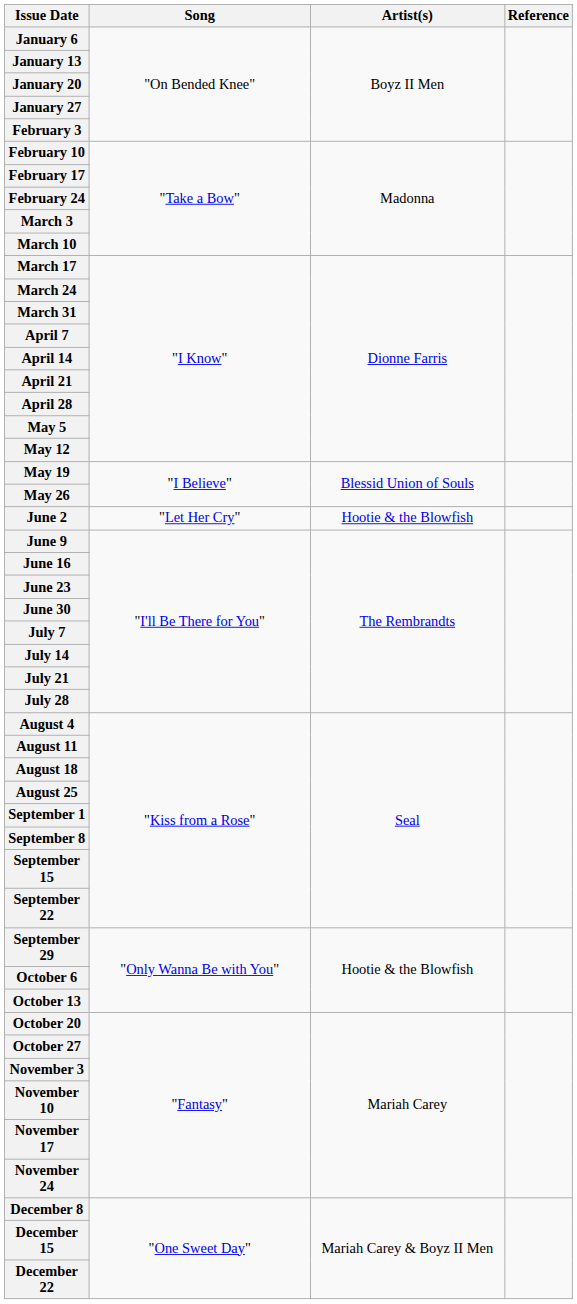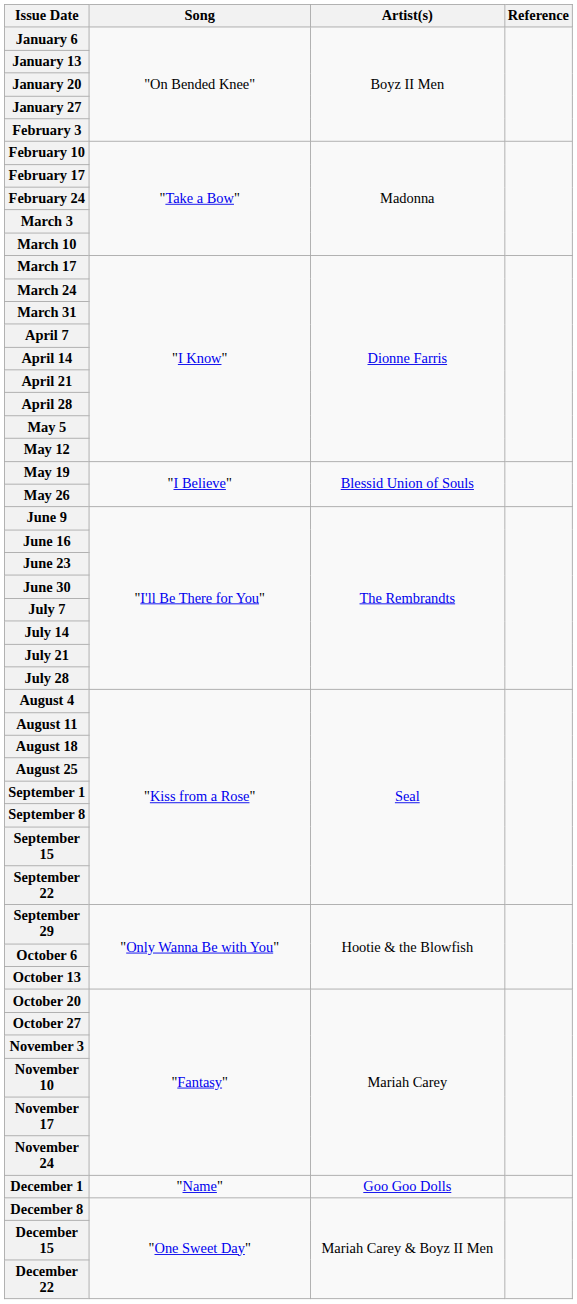- row: (47, 518)
+ row: (47, 1186)
